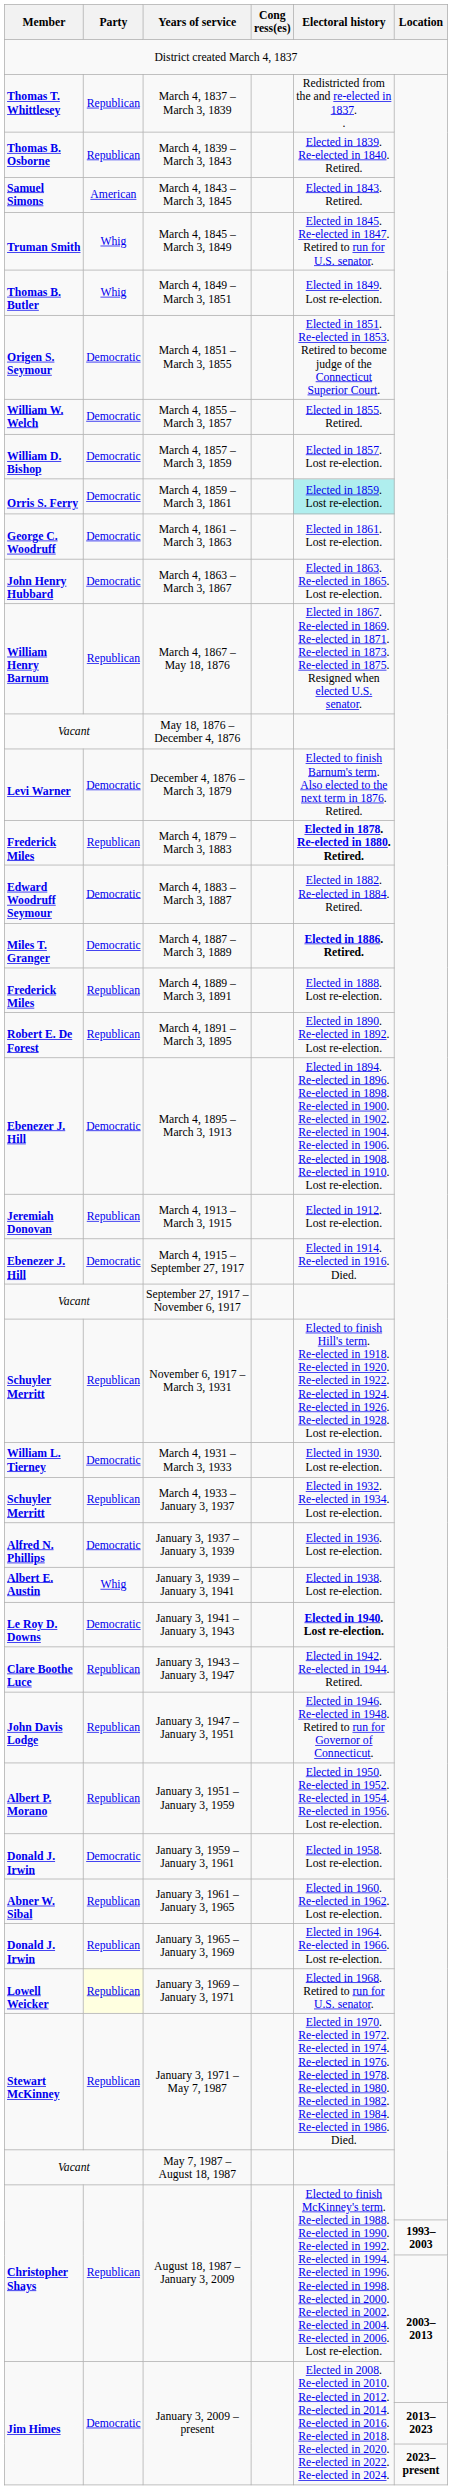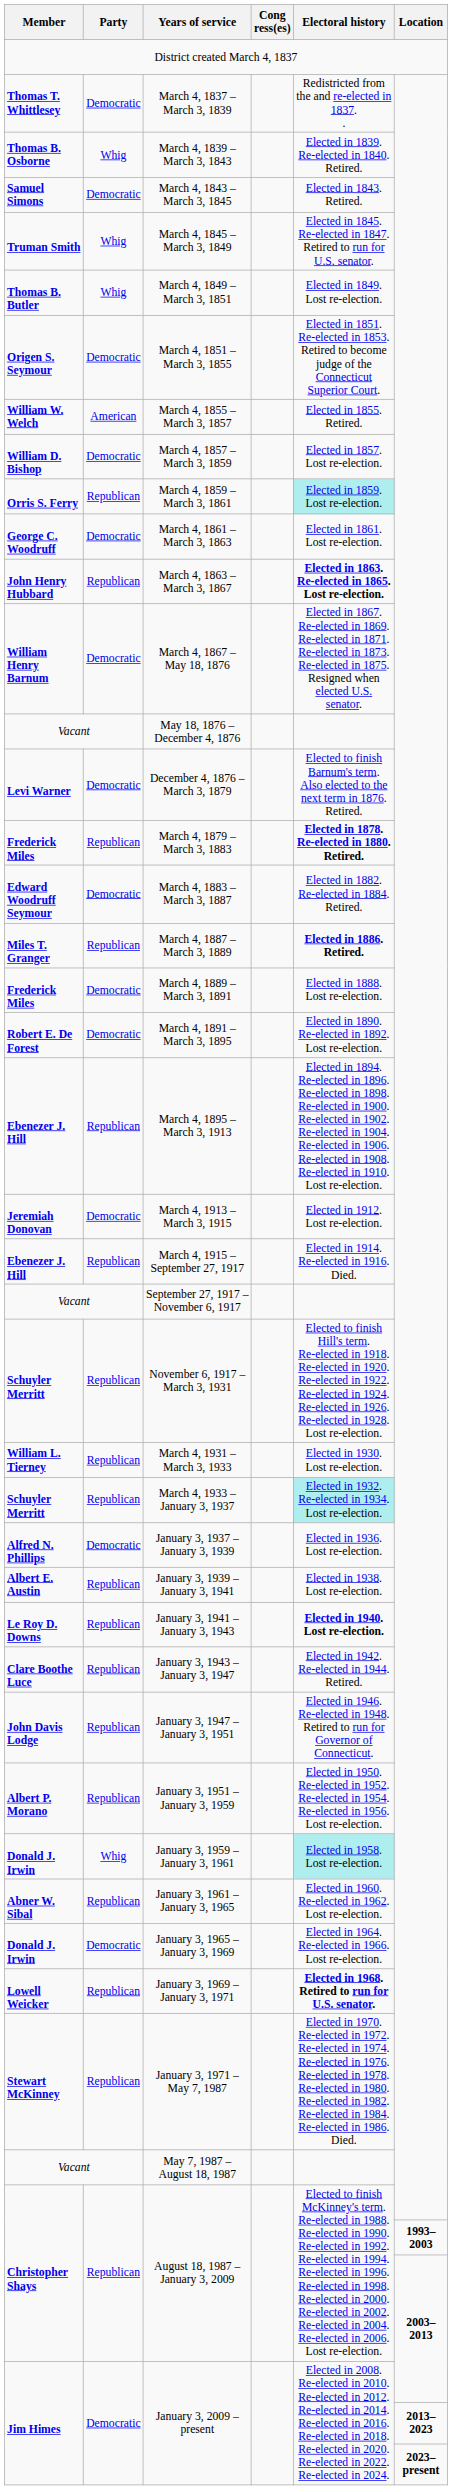(113, 103) Republican -> (113, 103) Democratic
(113, 154) Republican -> (113, 154) Whig
(113, 194) American -> (113, 194) Democratic
(113, 416) Democratic -> (113, 416) American
(113, 496) Democratic -> (113, 496) Republican
(113, 581) Democratic -> (113, 581) Republican
(344, 581) normal -> (344, 581) bold
(113, 659) Republican -> (113, 659) Democratic
(113, 945) Democratic -> (113, 945) Republican
(113, 990) Republican -> (113, 990) Democratic
(113, 1035) Republican -> (113, 1035) Democratic
(113, 1126) Democratic -> (113, 1126) Republican
(113, 1216) Republican -> (113, 1216) Democratic
(113, 1261) Democratic -> (113, 1261) Republican
(113, 1460) Democratic -> (113, 1460) Republican
(344, 1500) no background -> (344, 1500) paleturquoise background
(113, 1584) Whig -> (113, 1584) Republican
(113, 1624) Democratic -> (113, 1624) Republican
(113, 1856) Democratic -> (113, 1856) Whig
(344, 1856) no background -> (344, 1856) paleturquoise background
(113, 1946) Republican -> (113, 1946) Democratic
(113, 1990) lightyellow background -> (113, 1990) no background
(344, 1990) normal -> (344, 1990) bold
